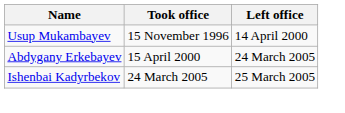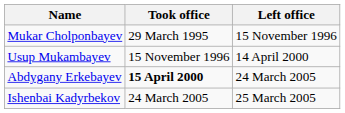+ row: (65, 35)
(164, 56) normal -> (166, 77) bold
